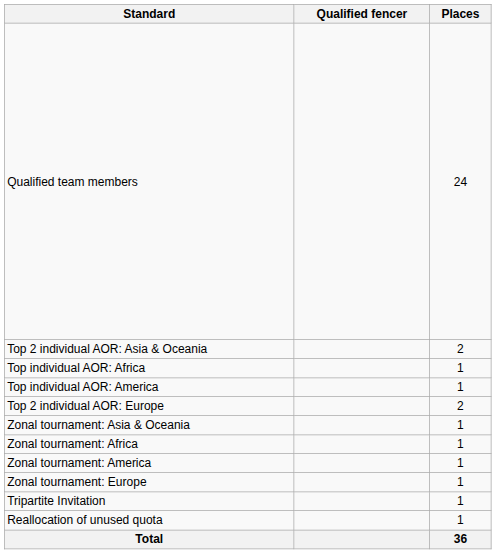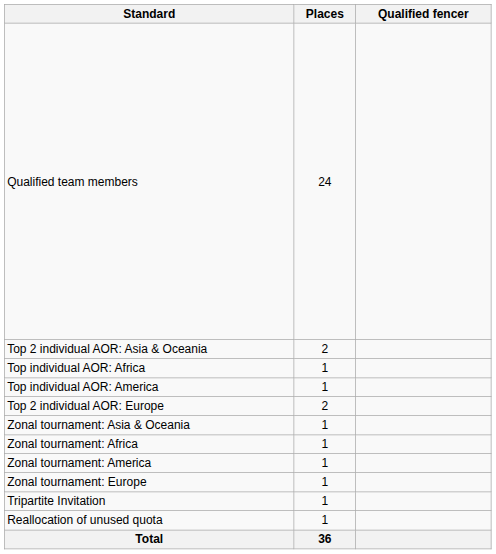columns swapped: (460, 14) <-> (362, 14)
